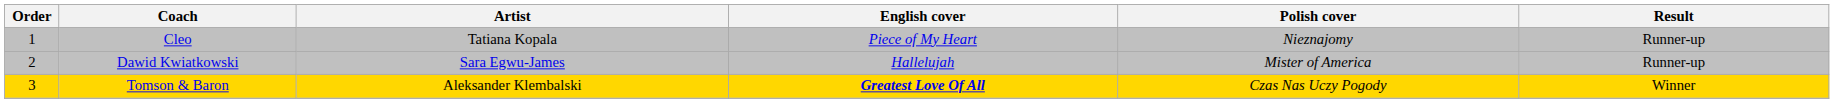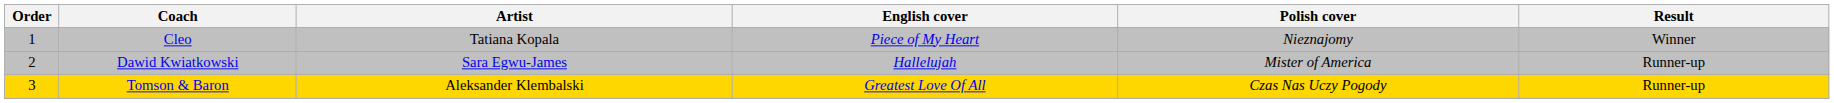(1674, 39) Runner-up -> (1674, 39) Winner
(923, 86) bold -> (925, 86) normal
(1674, 86) Winner -> (1674, 86) Runner-up
